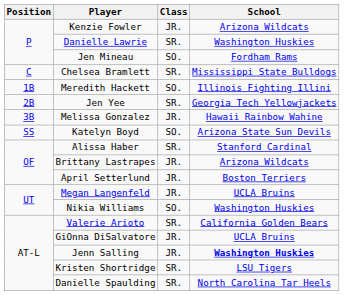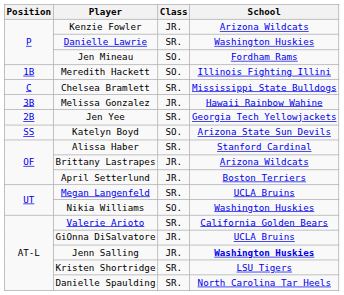rows swapped: (105, 72) <-> (105, 87)
rows swapped: (105, 102) <-> (105, 117)
(174, 192) JR. -> (174, 192) SR.
